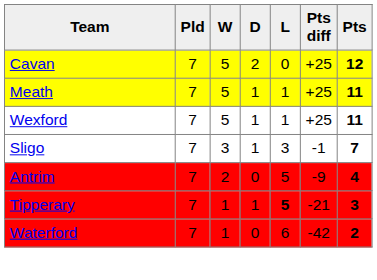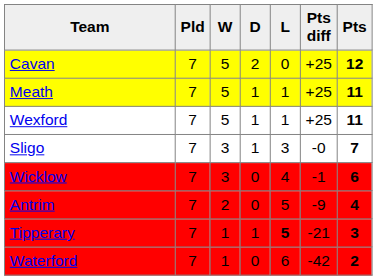(319, 148) -1 -> (319, 148) -0
+ row: (38, 176)
